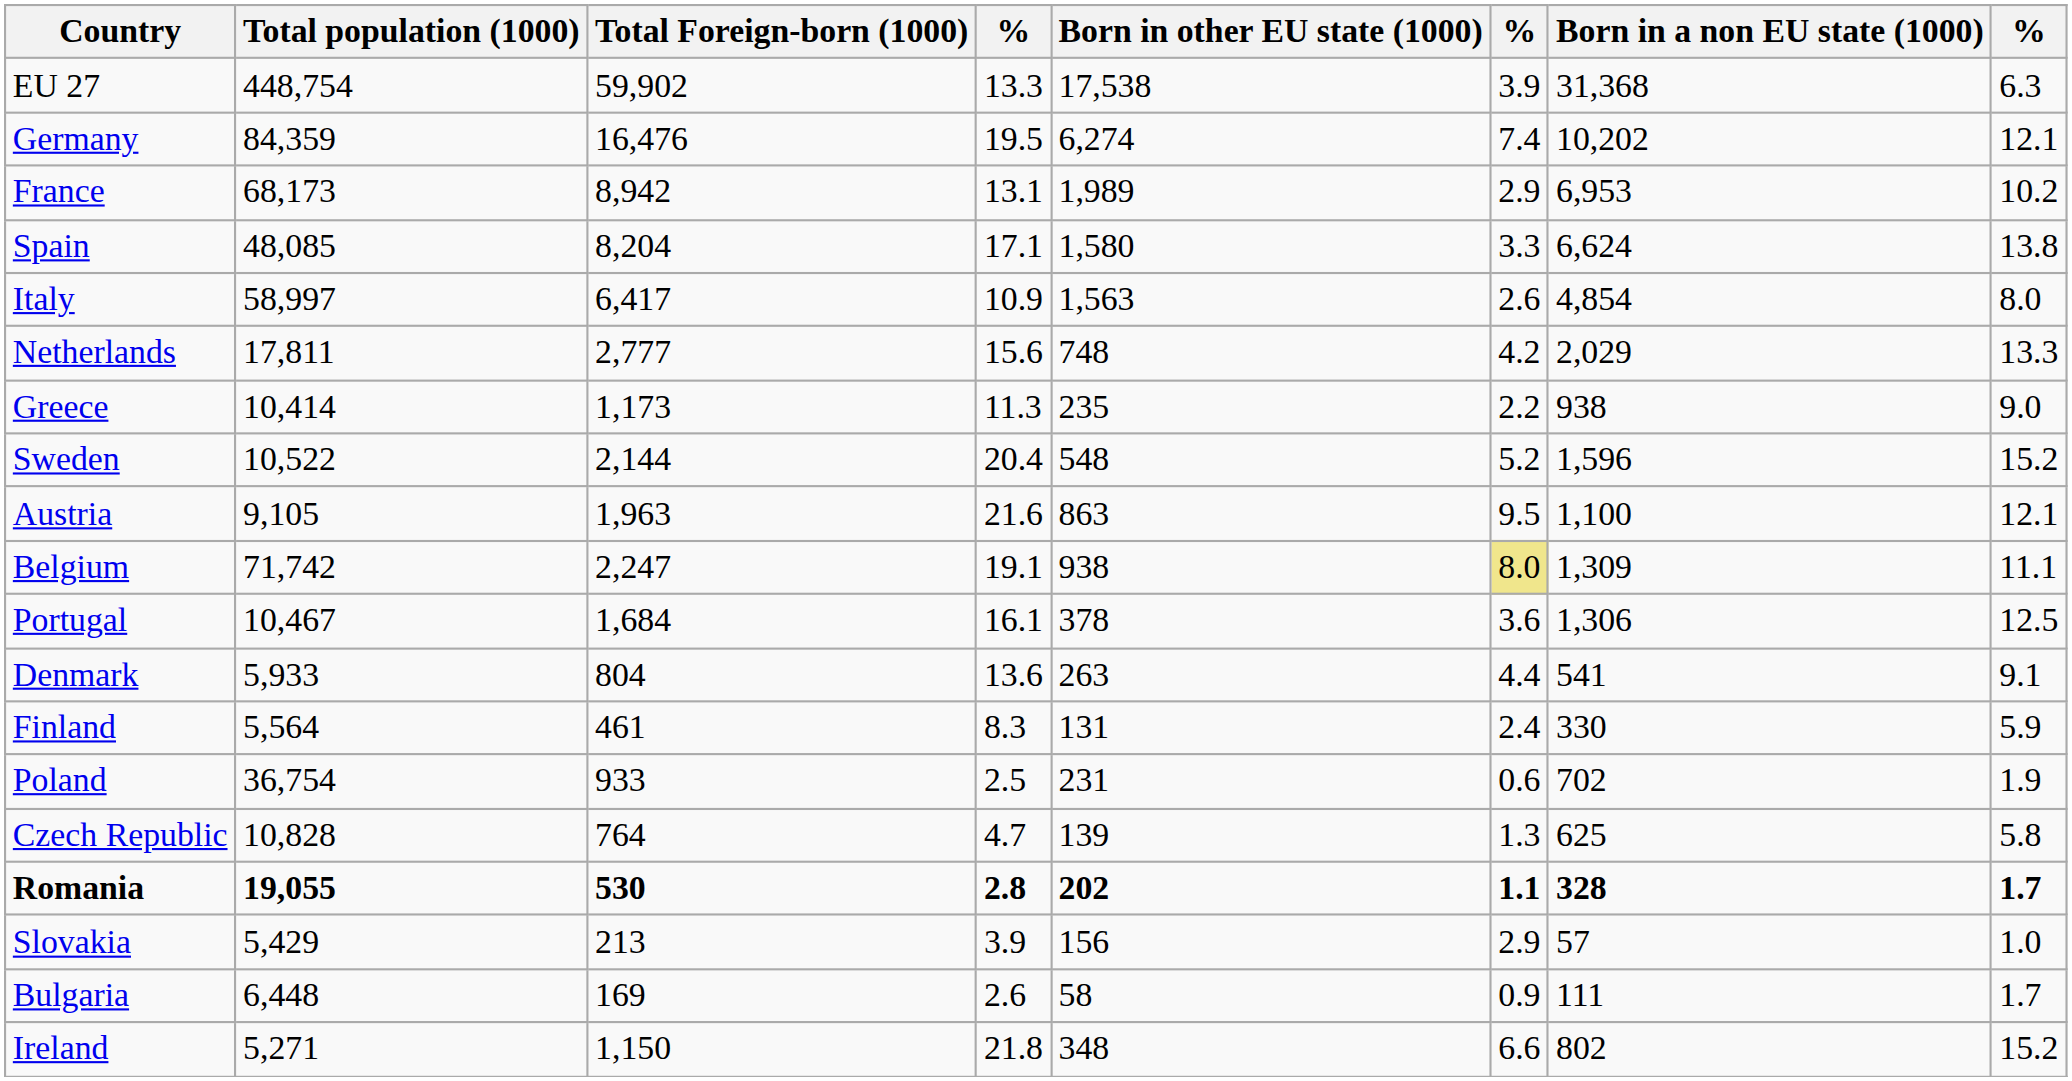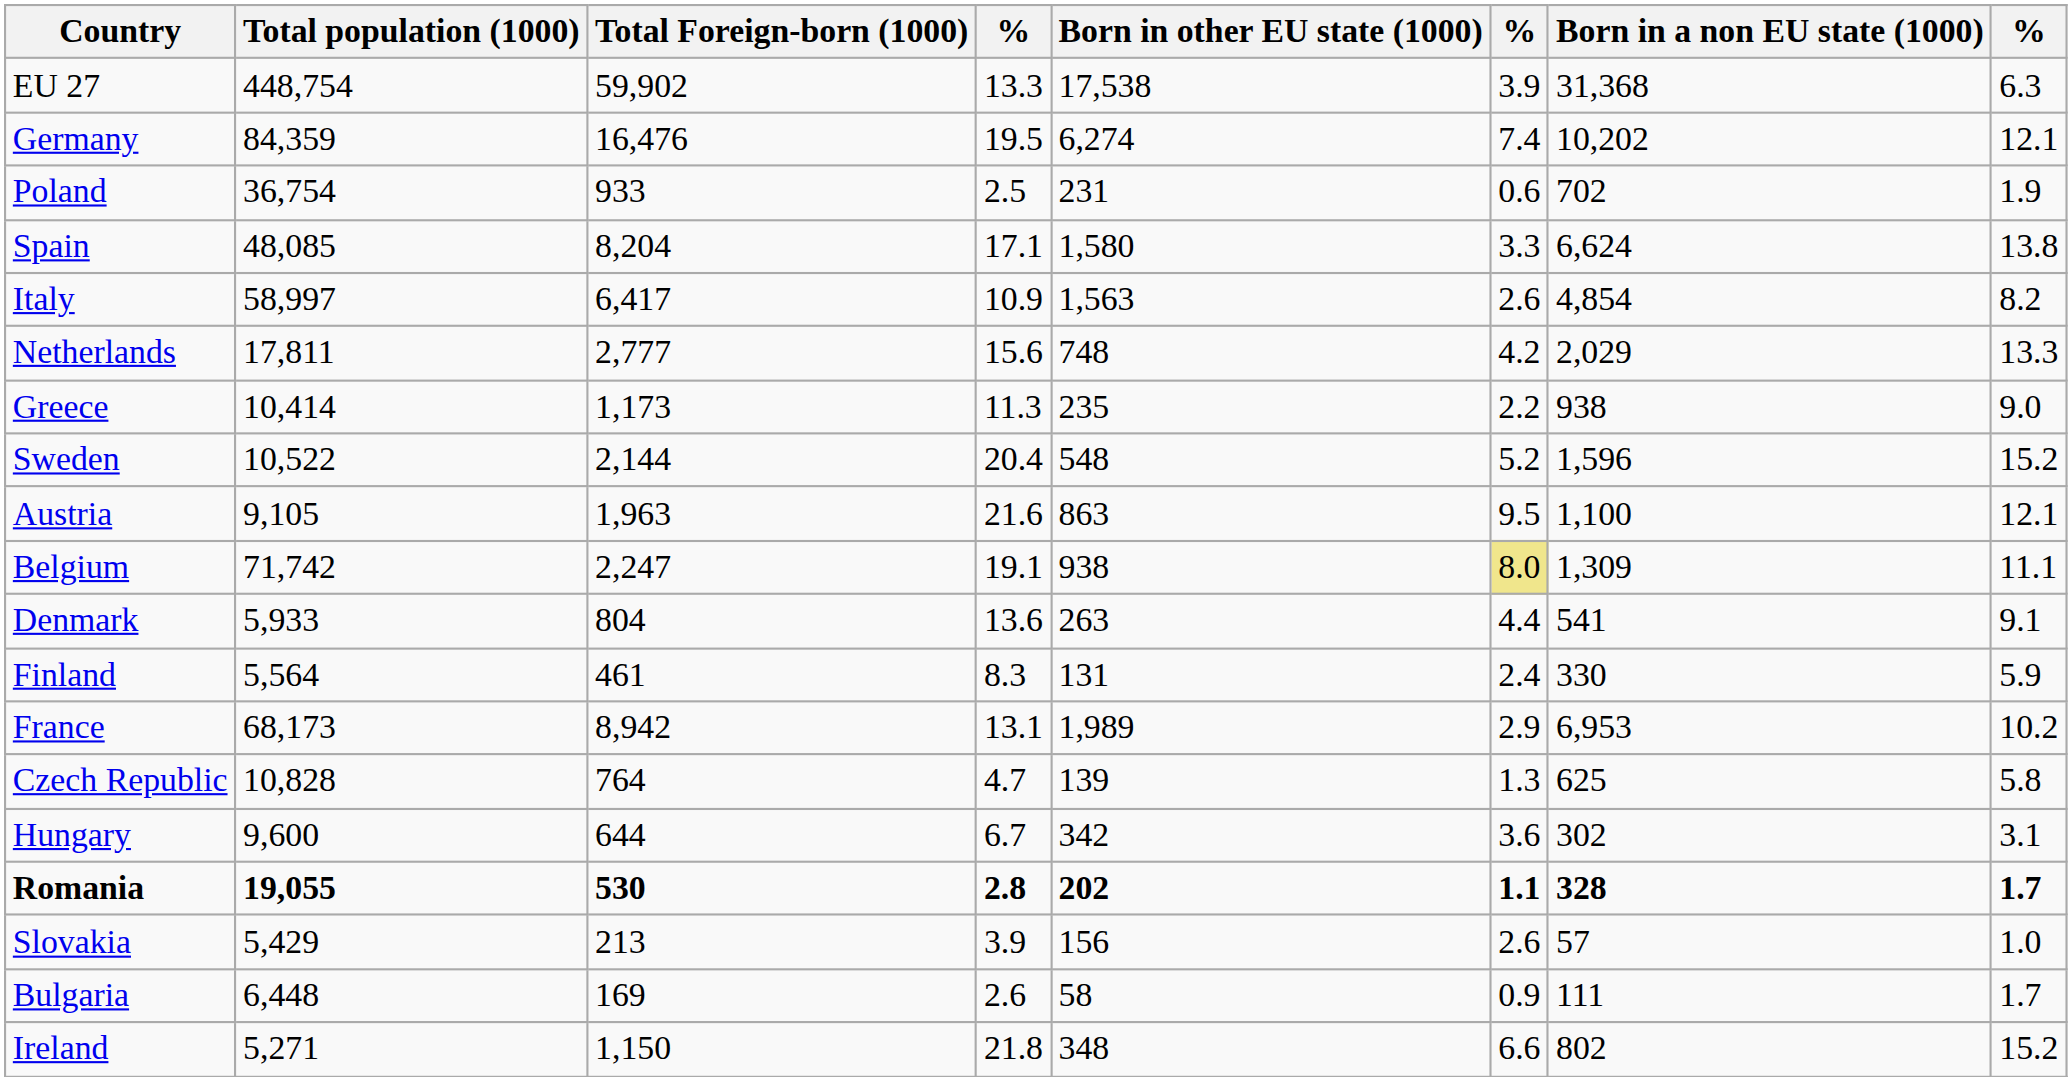rows swapped: (59, 191) <-> (60, 780)
(2020, 298) 8.0 -> (2020, 298) 8.2
- row: (70, 620)
+ row: (72, 834)
(1519, 941) 2.9 -> (1519, 941) 2.6
